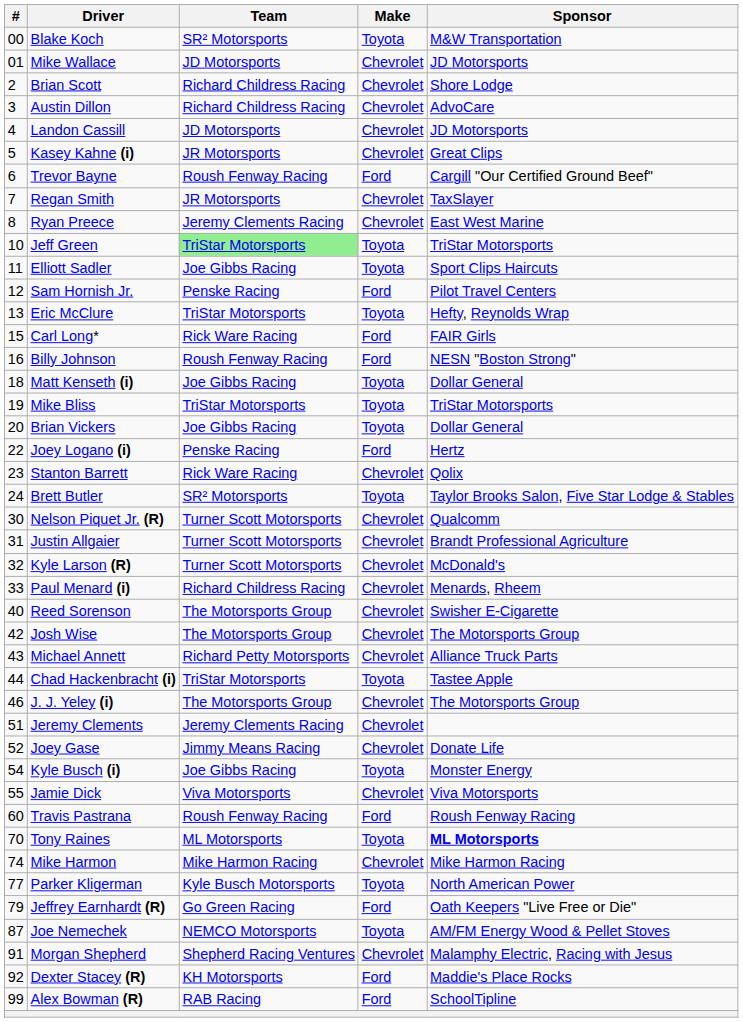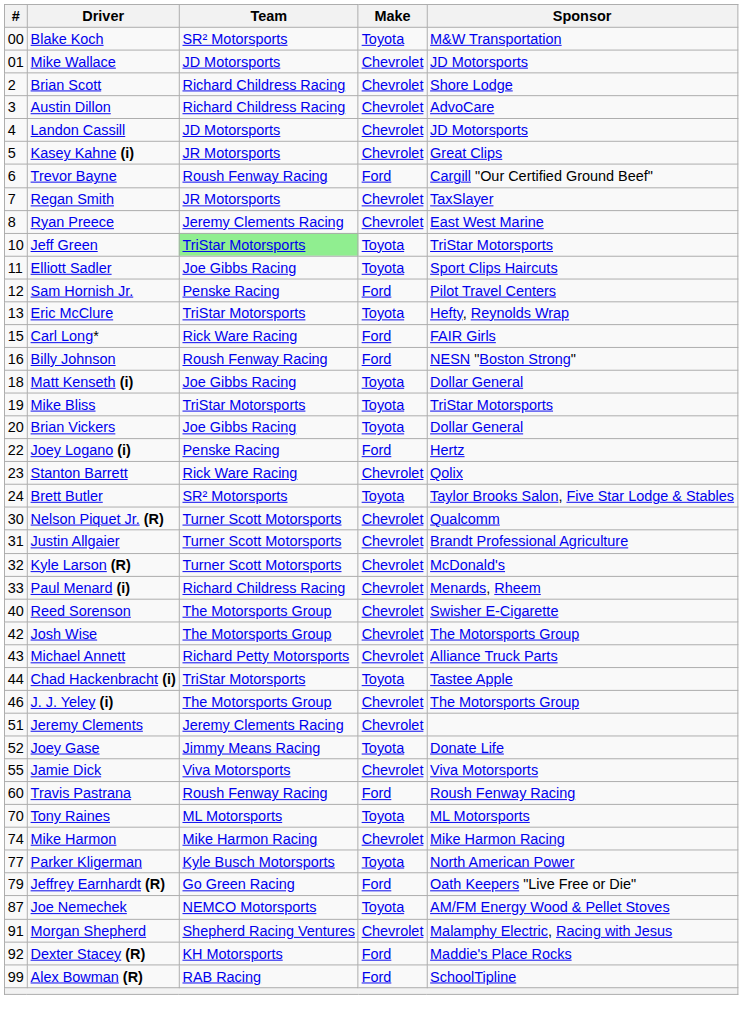(393, 748) Chevrolet -> (383, 748) Toyota
- row: (76, 770)
(484, 839) bold -> (480, 816) normal
